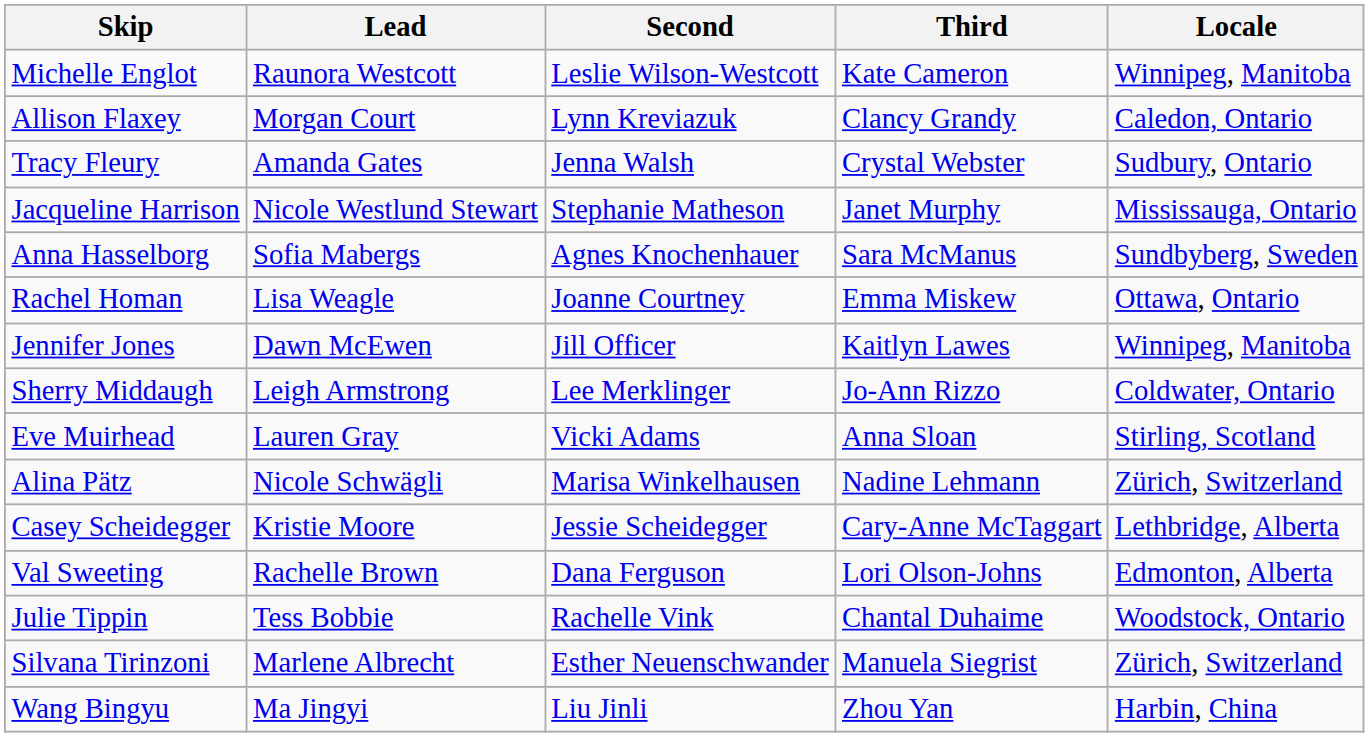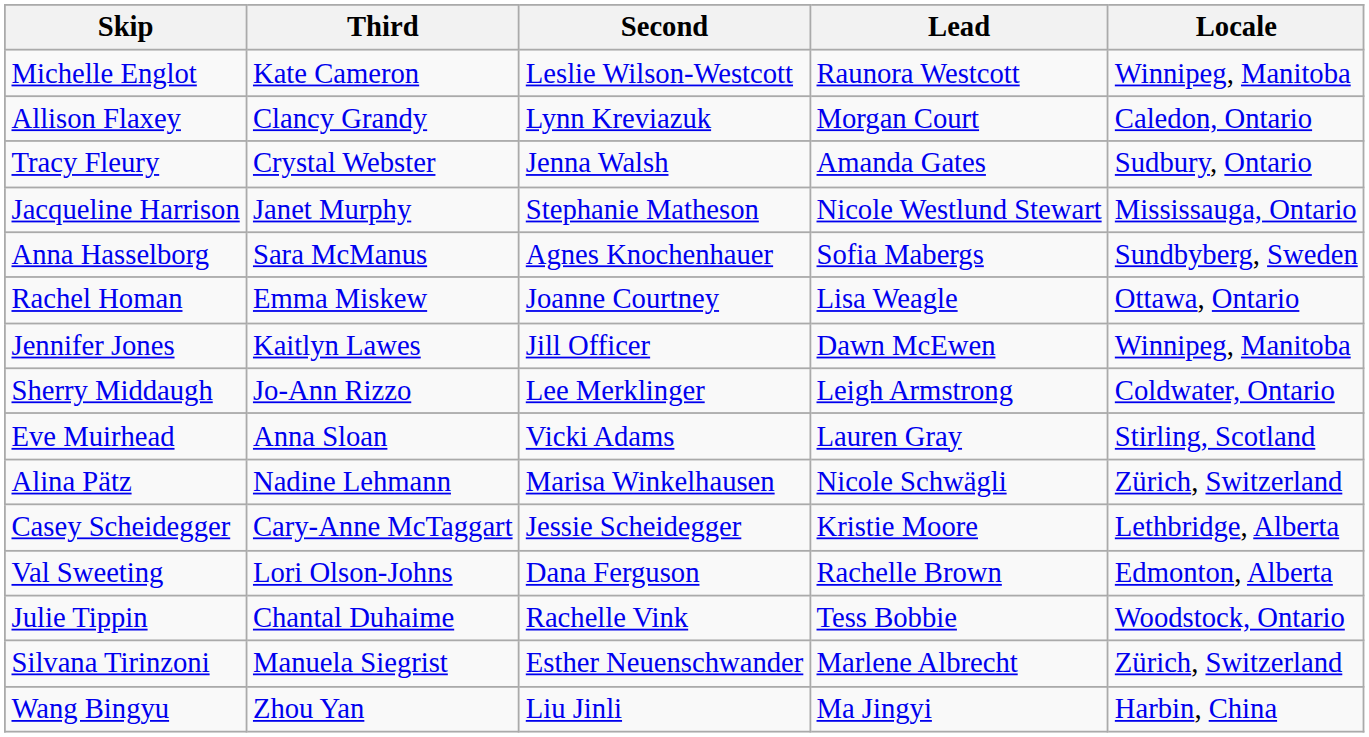columns swapped: (972, 27) <-> (395, 27)
